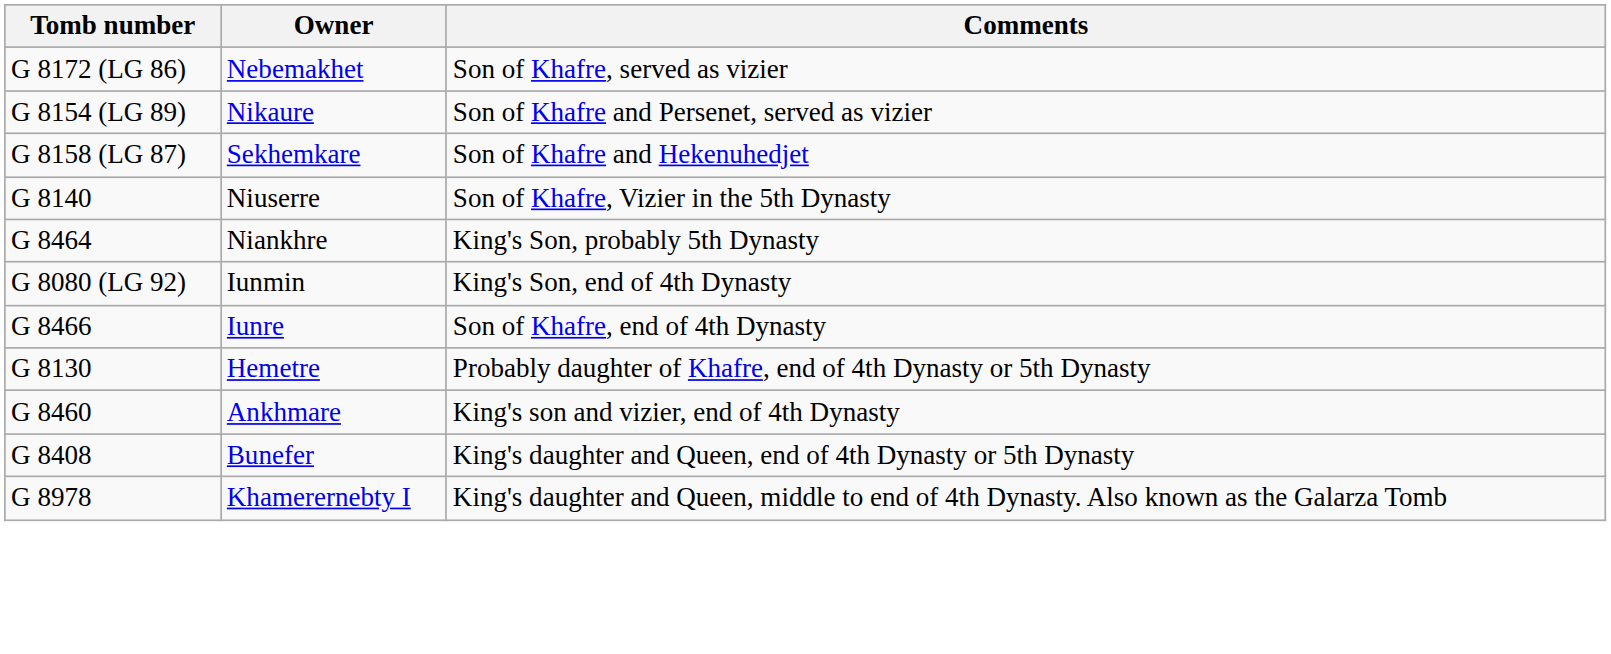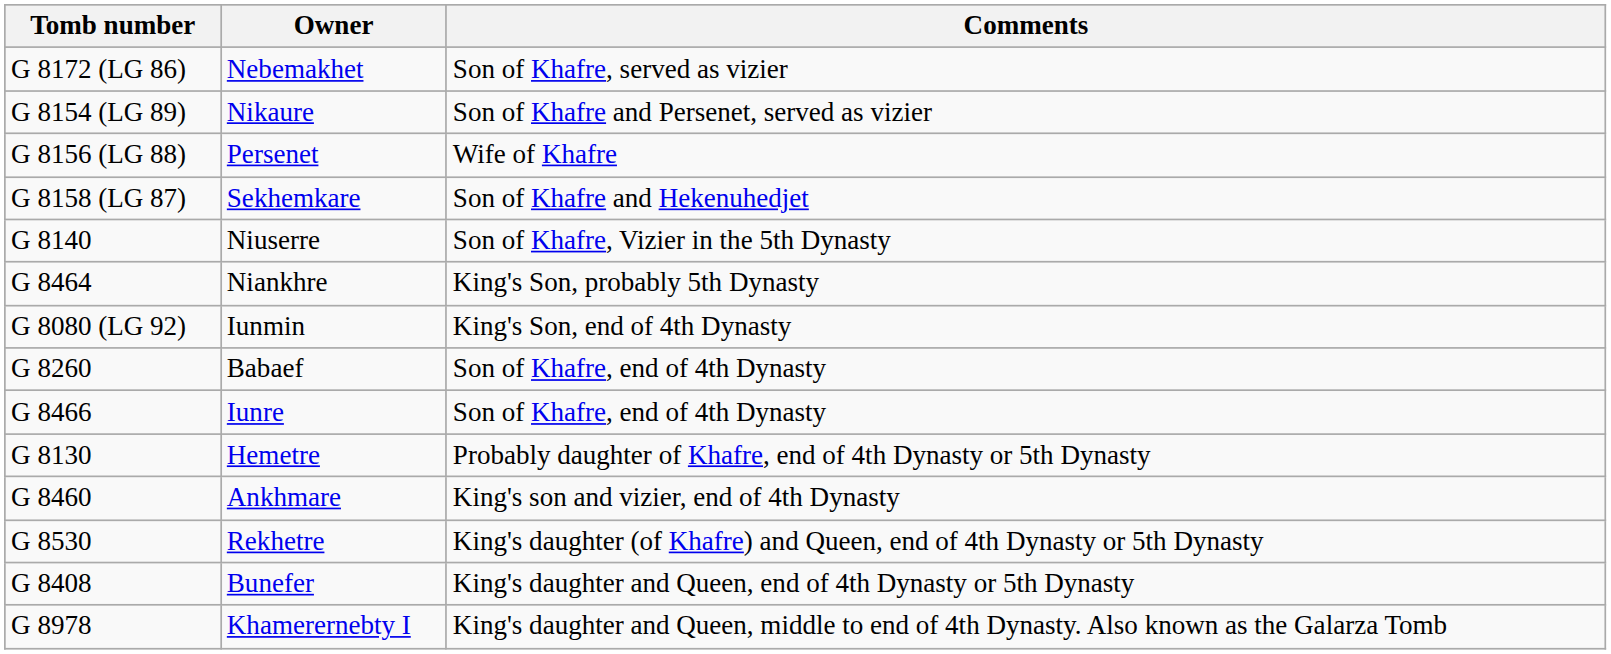+ row: (273, 154)
+ row: (265, 369)
+ row: (276, 540)
